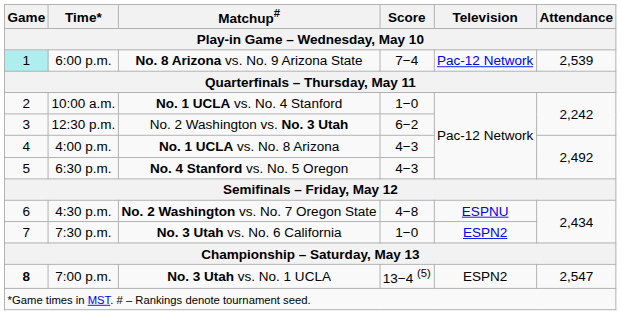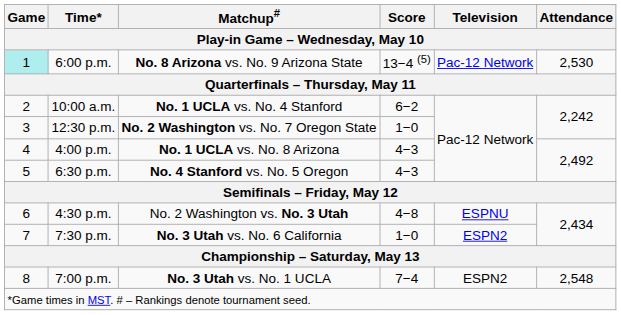(407, 61) 7−4 -> (407, 62) 13−4 (5)
(576, 61) 2,539 -> (576, 62) 2,530
(407, 104) 1−0 -> (407, 106) 6−2
(249, 125) No. 2 Washington vs. No. 3 Utah -> (249, 128) No. 2 Washington vs. No. 7 Oregon State
(407, 125) 6−2 -> (407, 128) 1−0
(249, 211) No. 2 Washington vs. No. 7 Oregon State -> (249, 214) No. 2 Washington vs. No. 3 Utah
(26, 276) bold -> (26, 278) normal
(407, 276) 13−4 (5) -> (407, 278) 7−4
(576, 276) 2,547 -> (576, 278) 2,548
